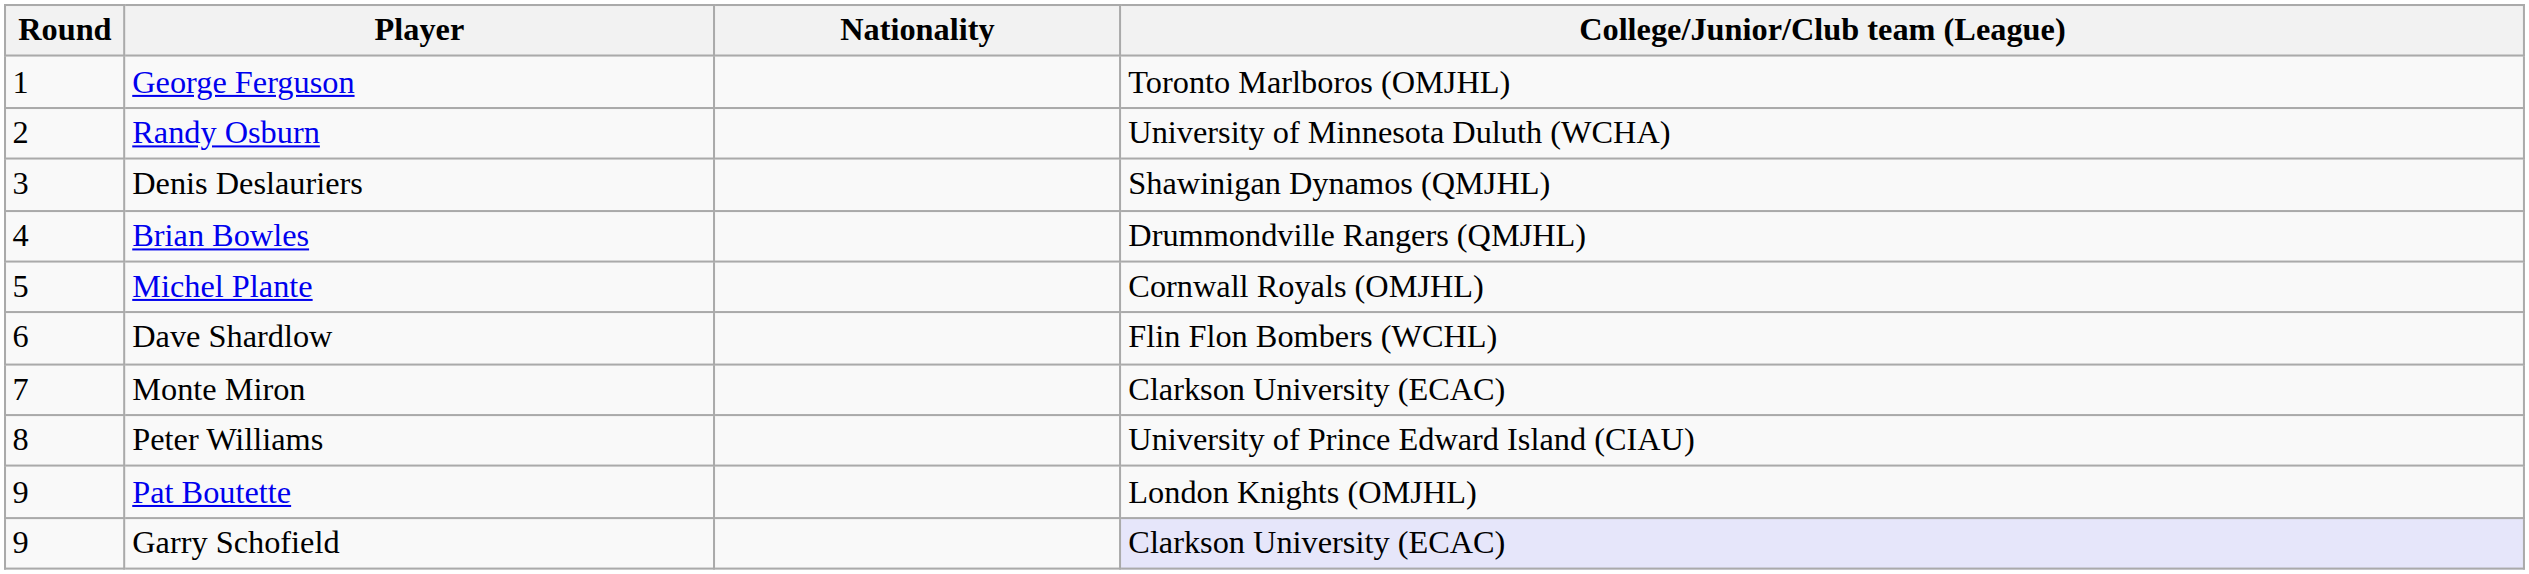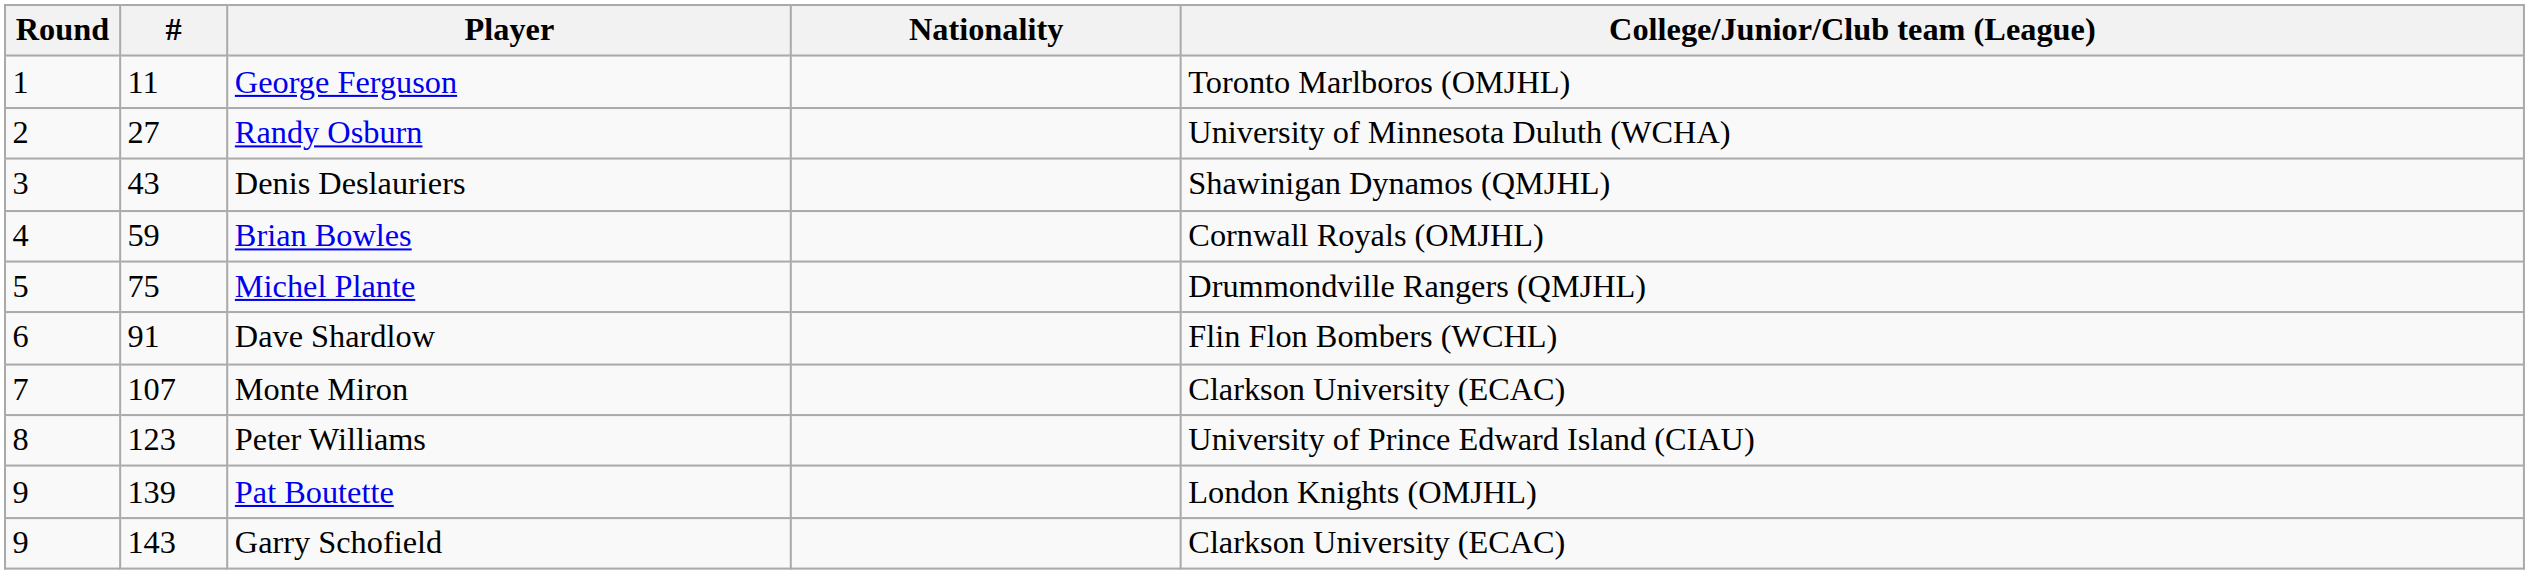+ column: (174, 30)
(1357, 235) Drummondville Rangers (QMJHL) -> (1366, 235) Cornwall Royals (OMJHL)
(1306, 286) Cornwall Royals (OMJHL) -> (1417, 286) Drummondville Rangers (QMJHL)
(1317, 542) lavender background -> (1377, 542) no background
